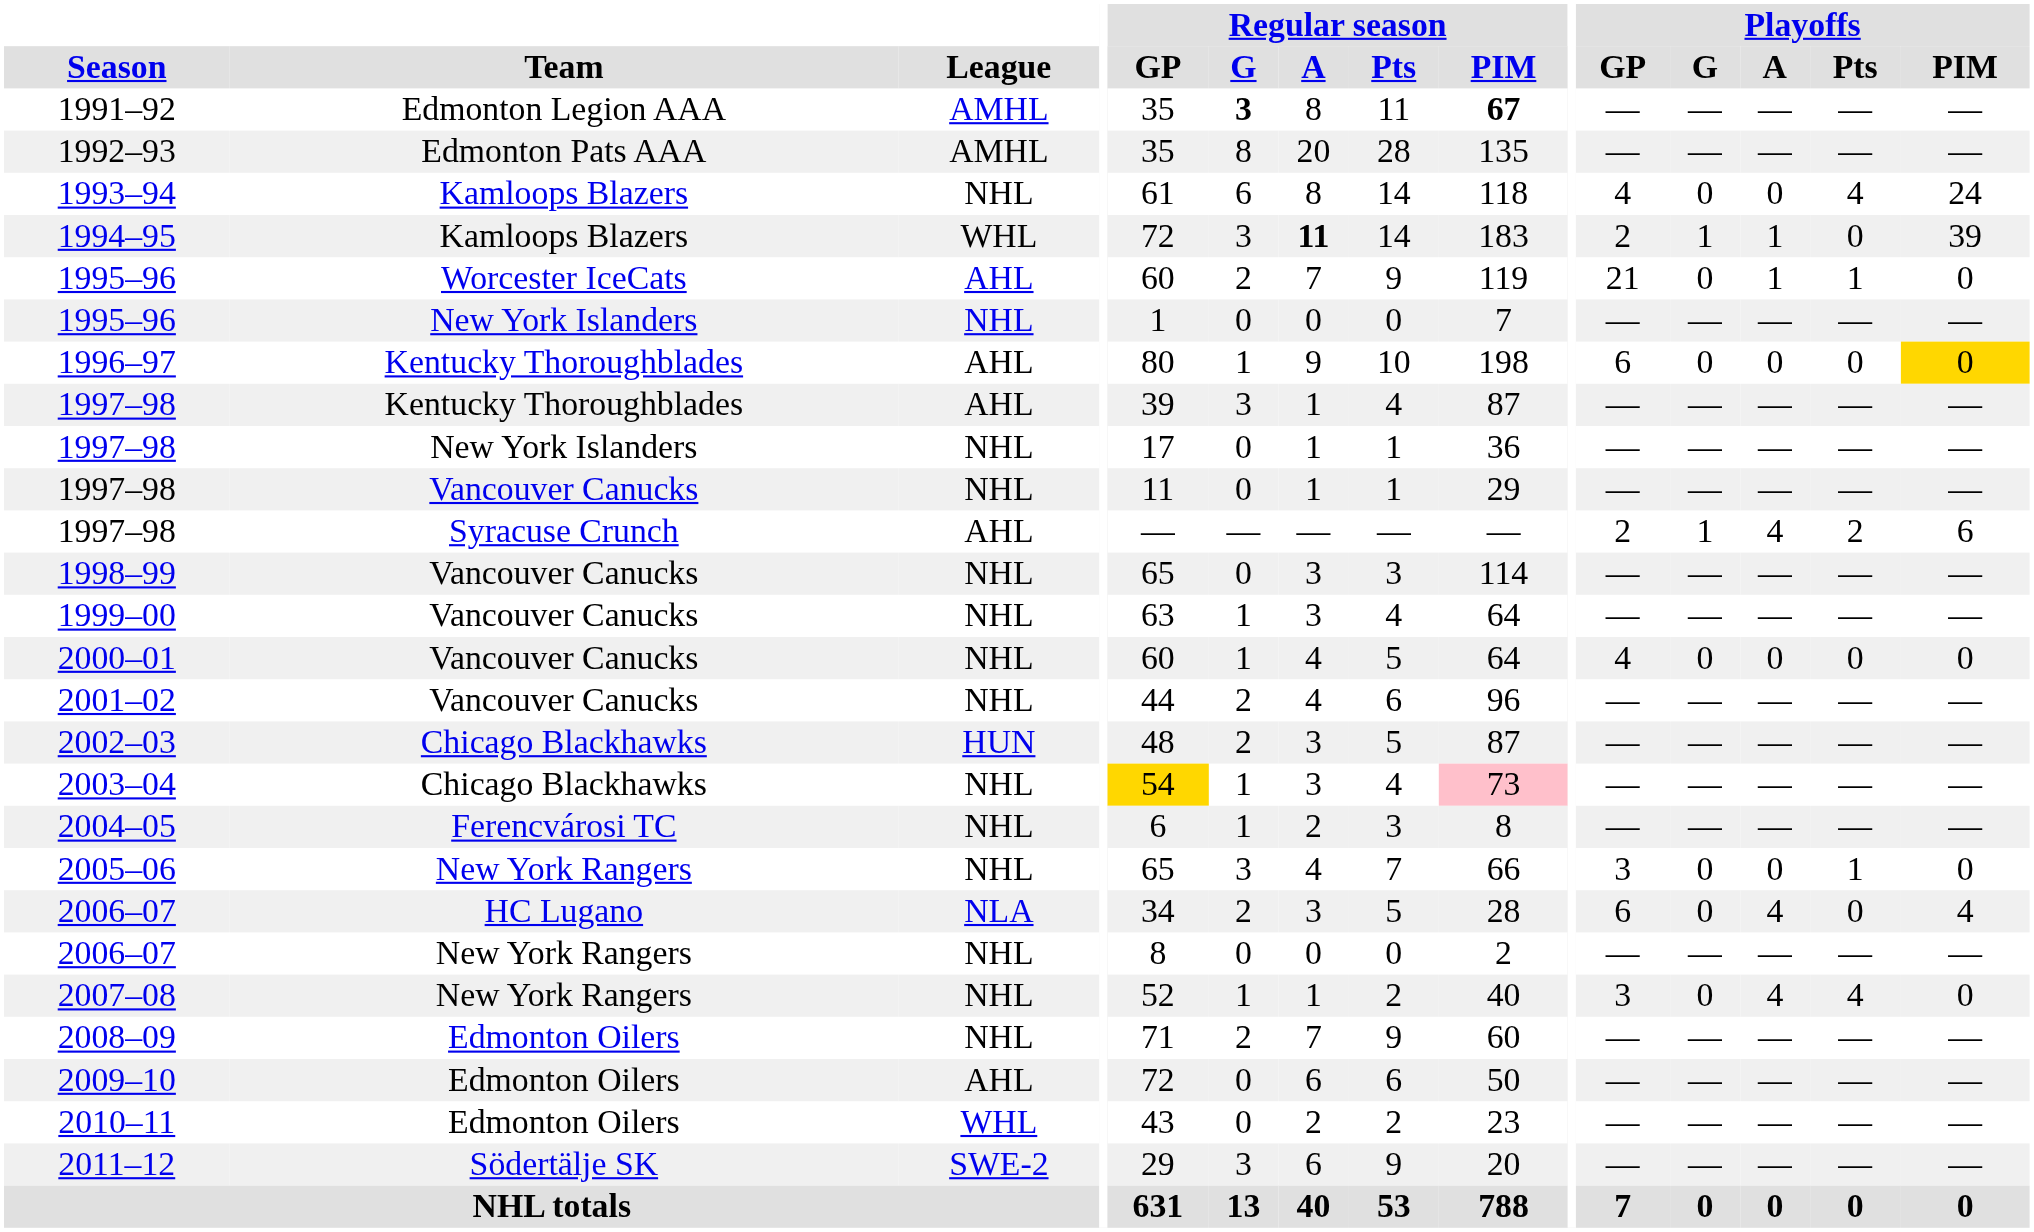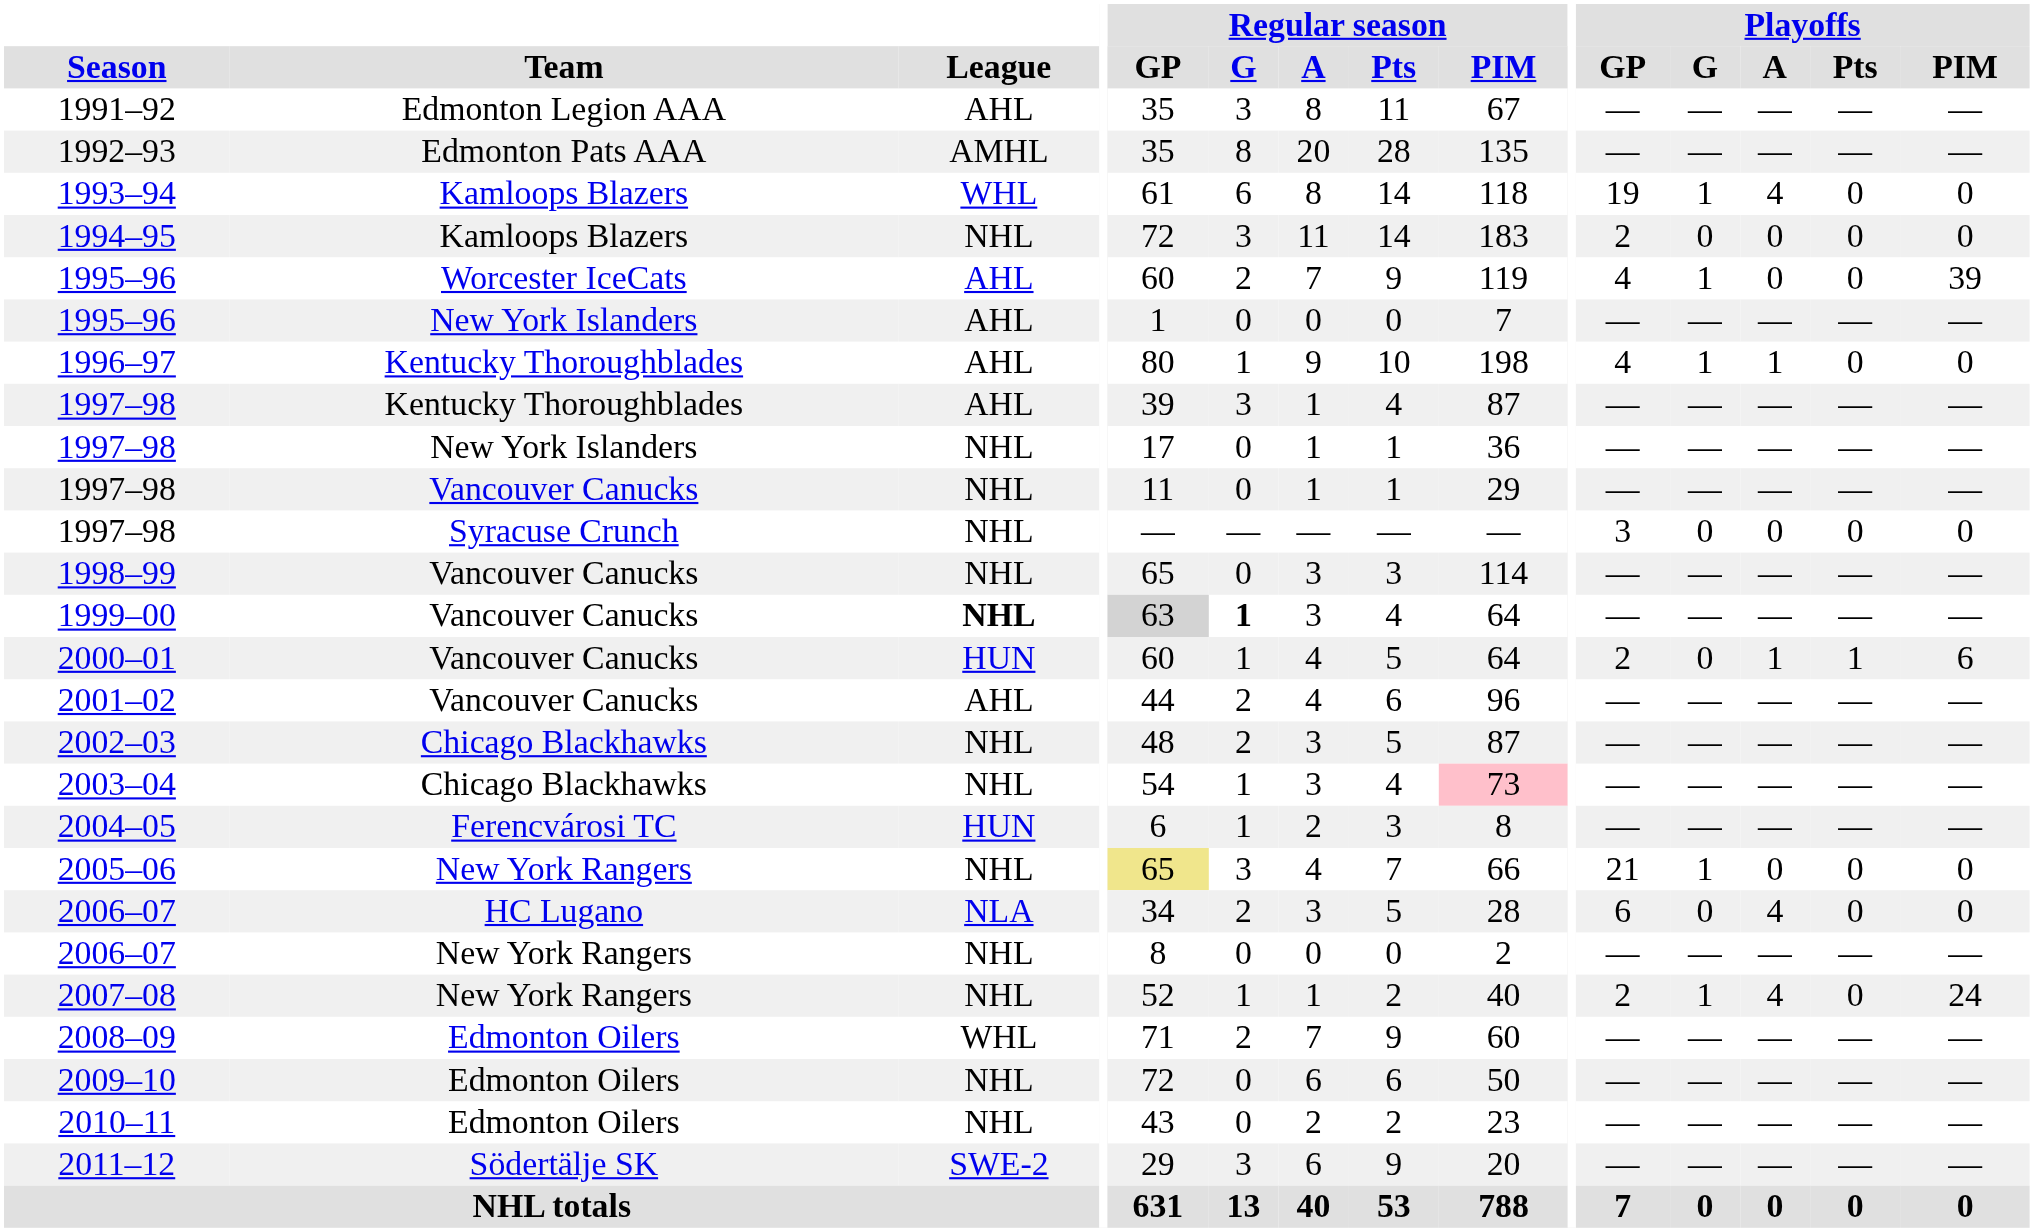(999, 108) AMHL -> (999, 108) AHL
(1243, 108) bold -> (1243, 108) normal
(1504, 108) bold -> (1504, 108) normal
(999, 193) NHL -> (999, 193) WHL
(1623, 193) 4 -> (1623, 193) 19
(1705, 193) 0 -> (1705, 193) 1
(1775, 193) 0 -> (1775, 193) 4
(1855, 193) 4 -> (1855, 193) 0
(1965, 193) 24 -> (1965, 193) 0
(999, 235) WHL -> (999, 235) NHL
(1313, 235) bold -> (1313, 235) normal
(1705, 235) 1 -> (1705, 235) 0
(1775, 235) 1 -> (1775, 235) 0
(1965, 235) 39 -> (1965, 235) 0
(1623, 277) 21 -> (1623, 277) 4
(1705, 277) 0 -> (1705, 277) 1
(1775, 277) 1 -> (1775, 277) 0
(1855, 277) 1 -> (1855, 277) 0
(1965, 277) 0 -> (1965, 277) 39
(999, 319) NHL -> (999, 319) AHL
(1623, 362) 6 -> (1623, 362) 4
(1705, 362) 0 -> (1705, 362) 1
(1775, 362) 0 -> (1775, 362) 1
(1965, 362) gold background -> (1965, 362) no background
(999, 530) AHL -> (999, 530) NHL
(1623, 530) 2 -> (1623, 530) 3
(1705, 530) 1 -> (1705, 530) 0
(1775, 530) 4 -> (1775, 530) 0
(1855, 530) 2 -> (1855, 530) 0
(1965, 530) 6 -> (1965, 530) 0
(999, 615) normal -> (999, 615) bold
(1158, 615) no background -> (1158, 615) lightgrey background
(1243, 615) normal -> (1243, 615) bold
(999, 657) NHL -> (999, 657) HUN
(1623, 657) 4 -> (1623, 657) 2
(1775, 657) 0 -> (1775, 657) 1
(1855, 657) 0 -> (1855, 657) 1
(1965, 657) 0 -> (1965, 657) 6
(999, 699) NHL -> (999, 699) AHL
(999, 741) HUN -> (999, 741) NHL
(1158, 784) gold background -> (1158, 784) no background
(999, 826) NHL -> (999, 826) HUN
(1158, 868) no background -> (1158, 868) khaki background
(1623, 868) 3 -> (1623, 868) 21
(1705, 868) 0 -> (1705, 868) 1
(1855, 868) 1 -> (1855, 868) 0
(1965, 910) 4 -> (1965, 910) 0
(1623, 995) 3 -> (1623, 995) 2
(1705, 995) 0 -> (1705, 995) 1
(1855, 995) 4 -> (1855, 995) 0
(1965, 995) 0 -> (1965, 995) 24
(999, 1037) NHL -> (999, 1037) WHL
(999, 1079) AHL -> (999, 1079) NHL
(999, 1121) WHL -> (999, 1121) NHL
